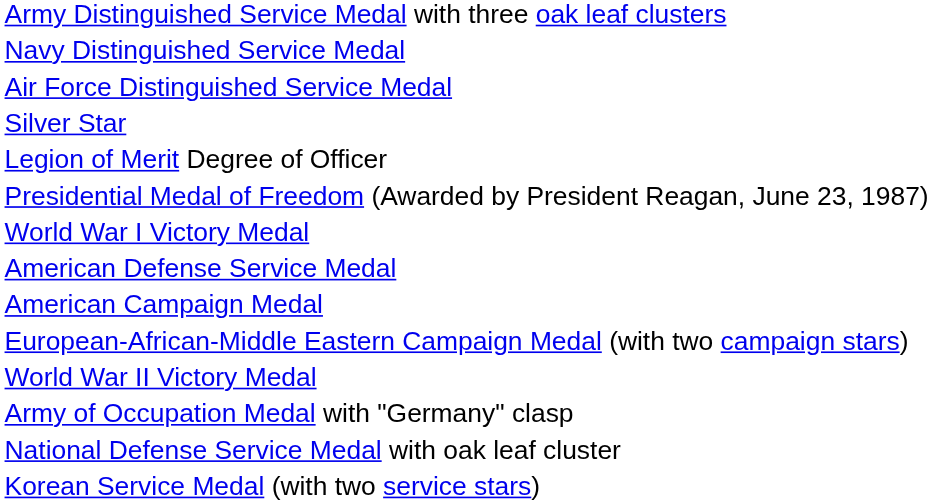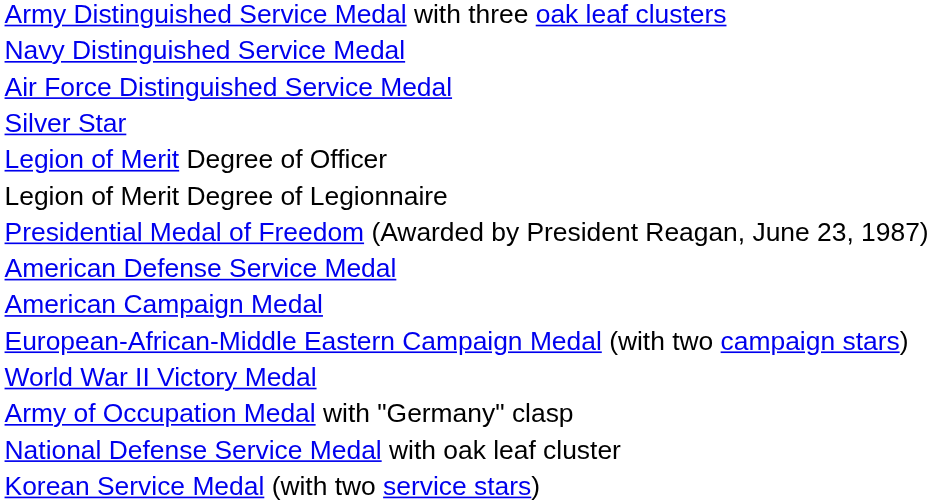+ row: (226, 195)
- row: (157, 232)
